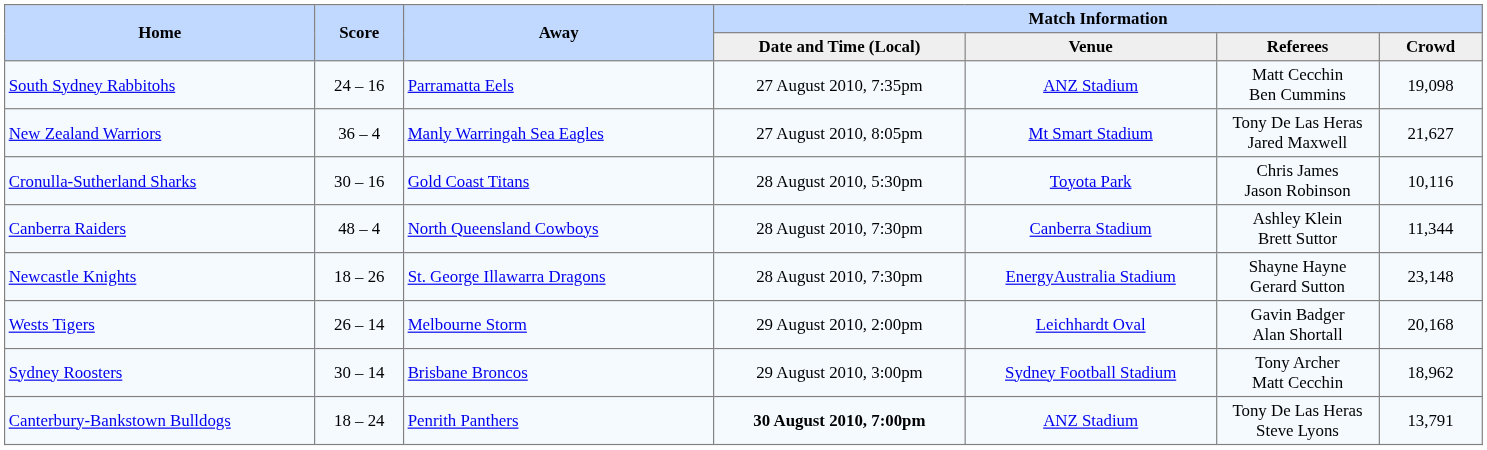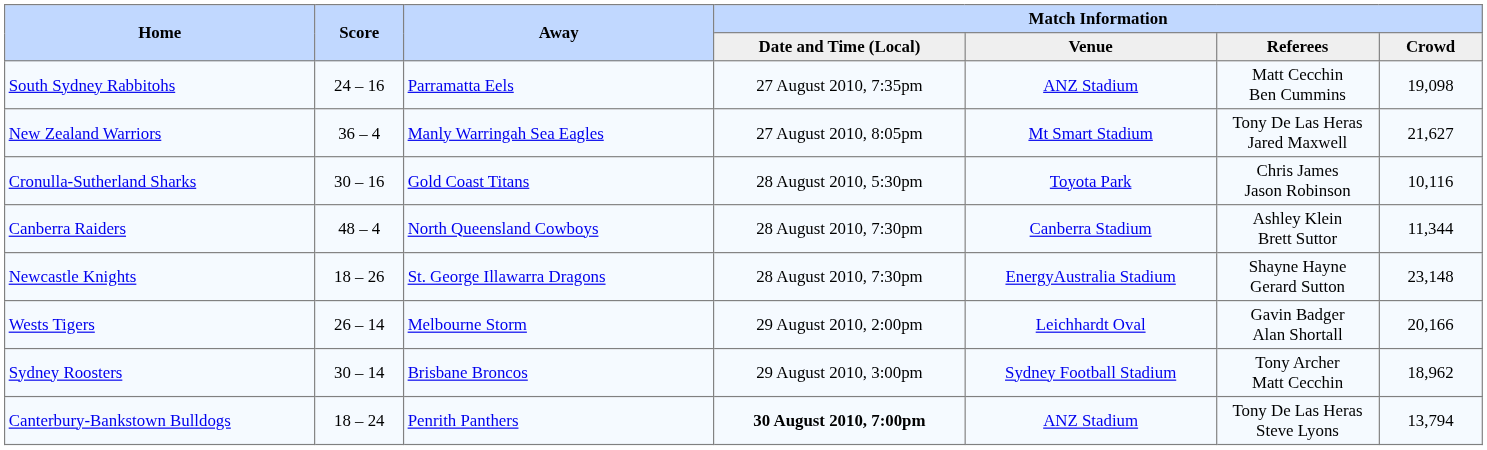(1431, 324) 20,168 -> (1431, 324) 20,166
(1431, 420) 13,791 -> (1431, 420) 13,794
